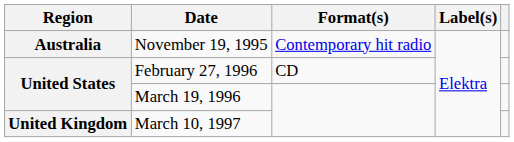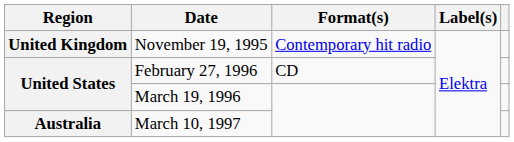(68, 44) Australia -> (68, 44) United Kingdom
(68, 123) United Kingdom -> (68, 123) Australia
